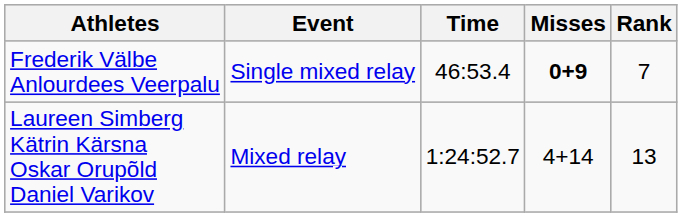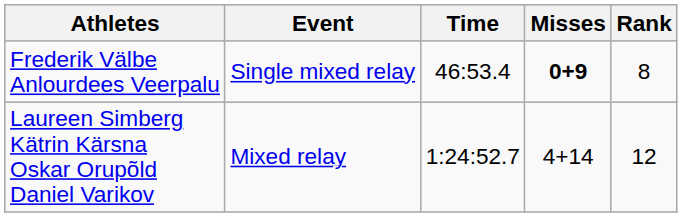(644, 71) 7 -> (644, 71) 8
(644, 157) 13 -> (644, 157) 12
